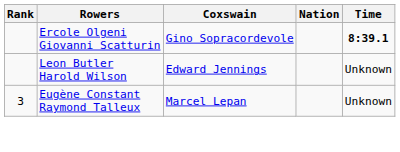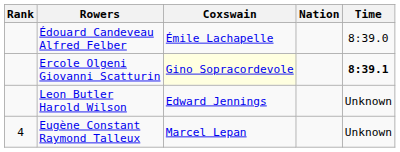+ row: (97, 38)
(230, 38) no background -> (230, 69) lightyellow background
(21, 100) 3 -> (21, 132) 4
